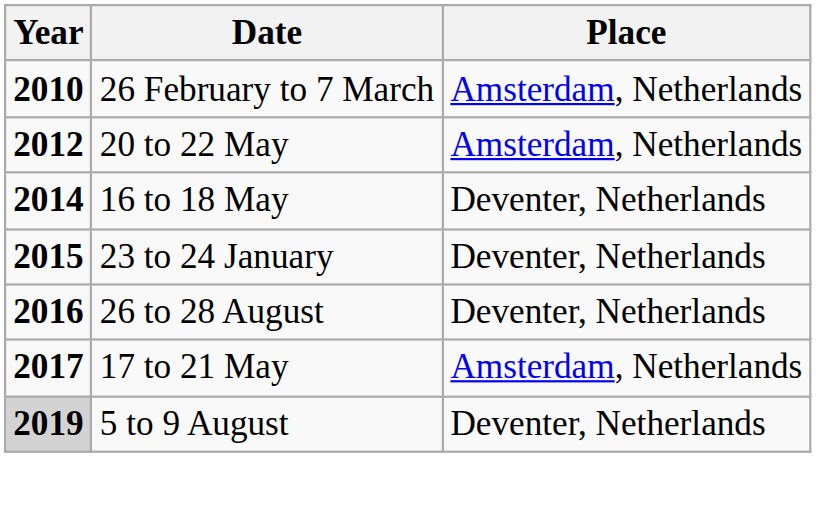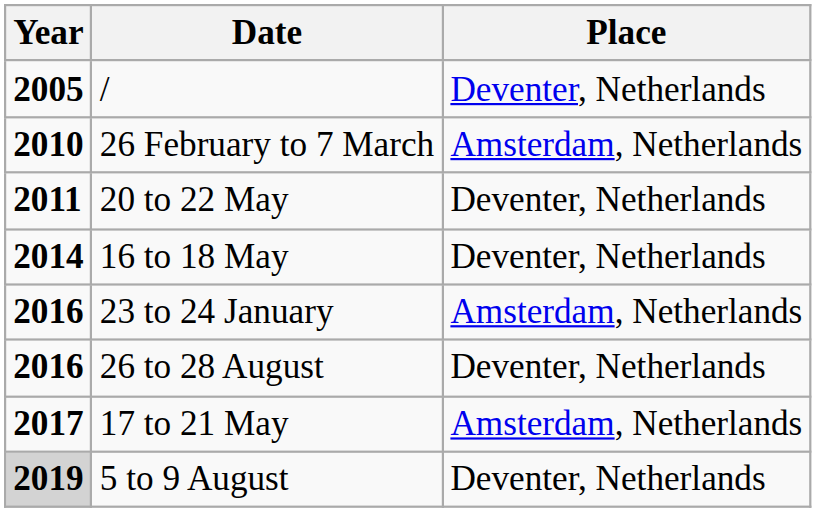+ row: (105, 88)
(48, 144) 2012 -> (47, 199) 2011
(626, 144) Amsterdam, Netherlands -> (608, 199) Deventer, Netherlands
(48, 255) 2015 -> (48, 311) 2016
(608, 255) Deventer, Netherlands -> (626, 311) Amsterdam, Netherlands
